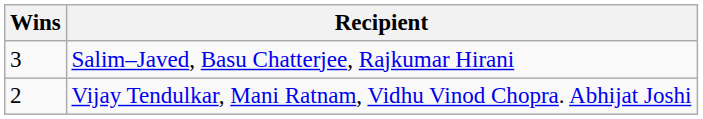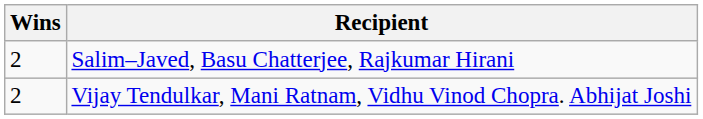(16, 59) 3 -> (16, 59) 2
